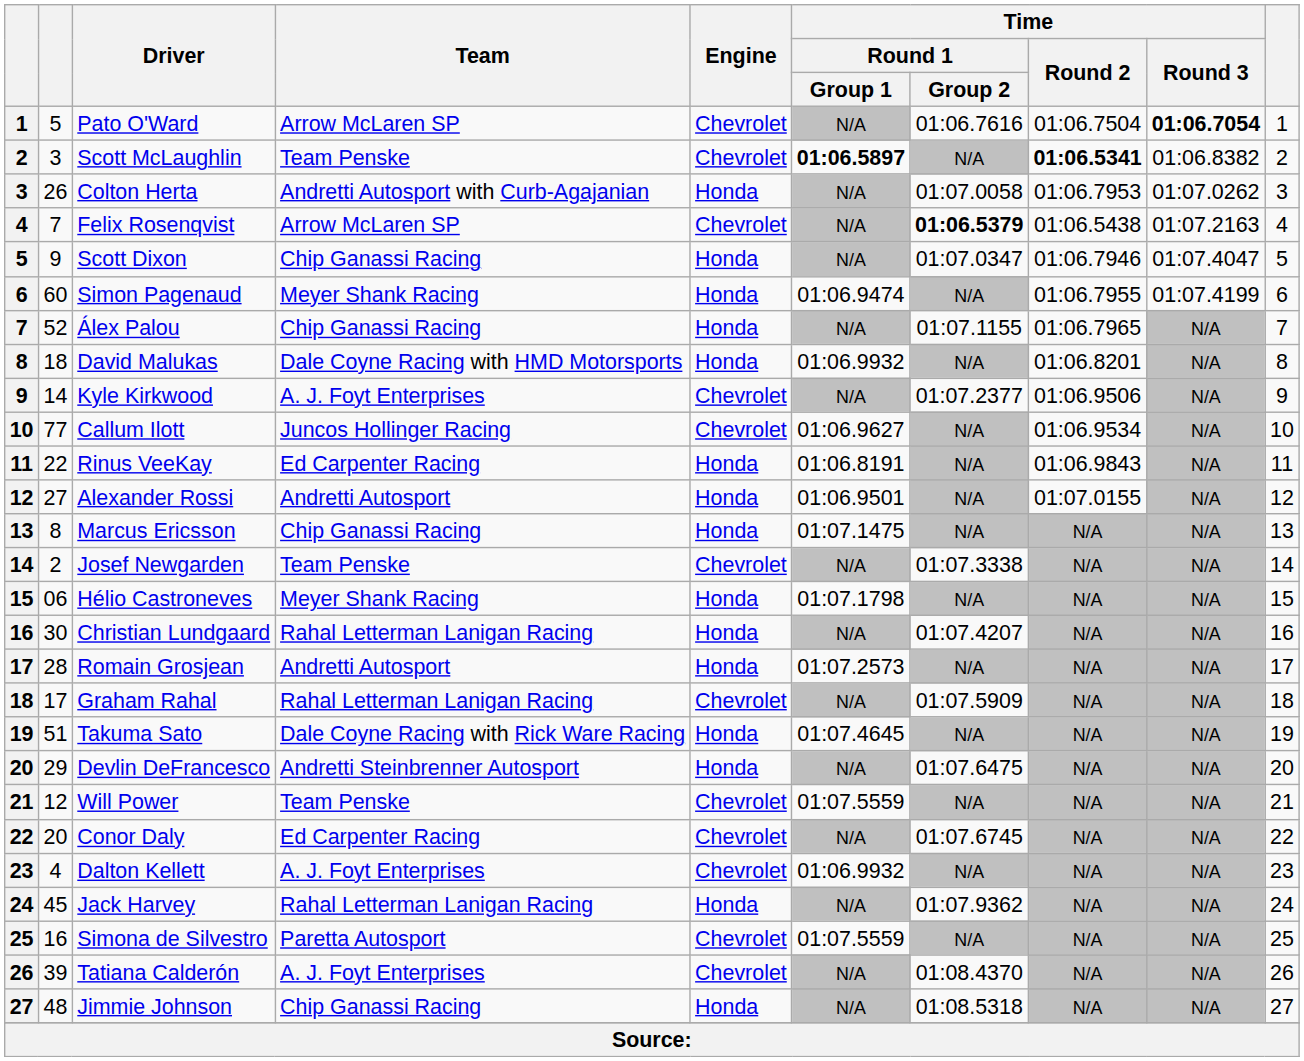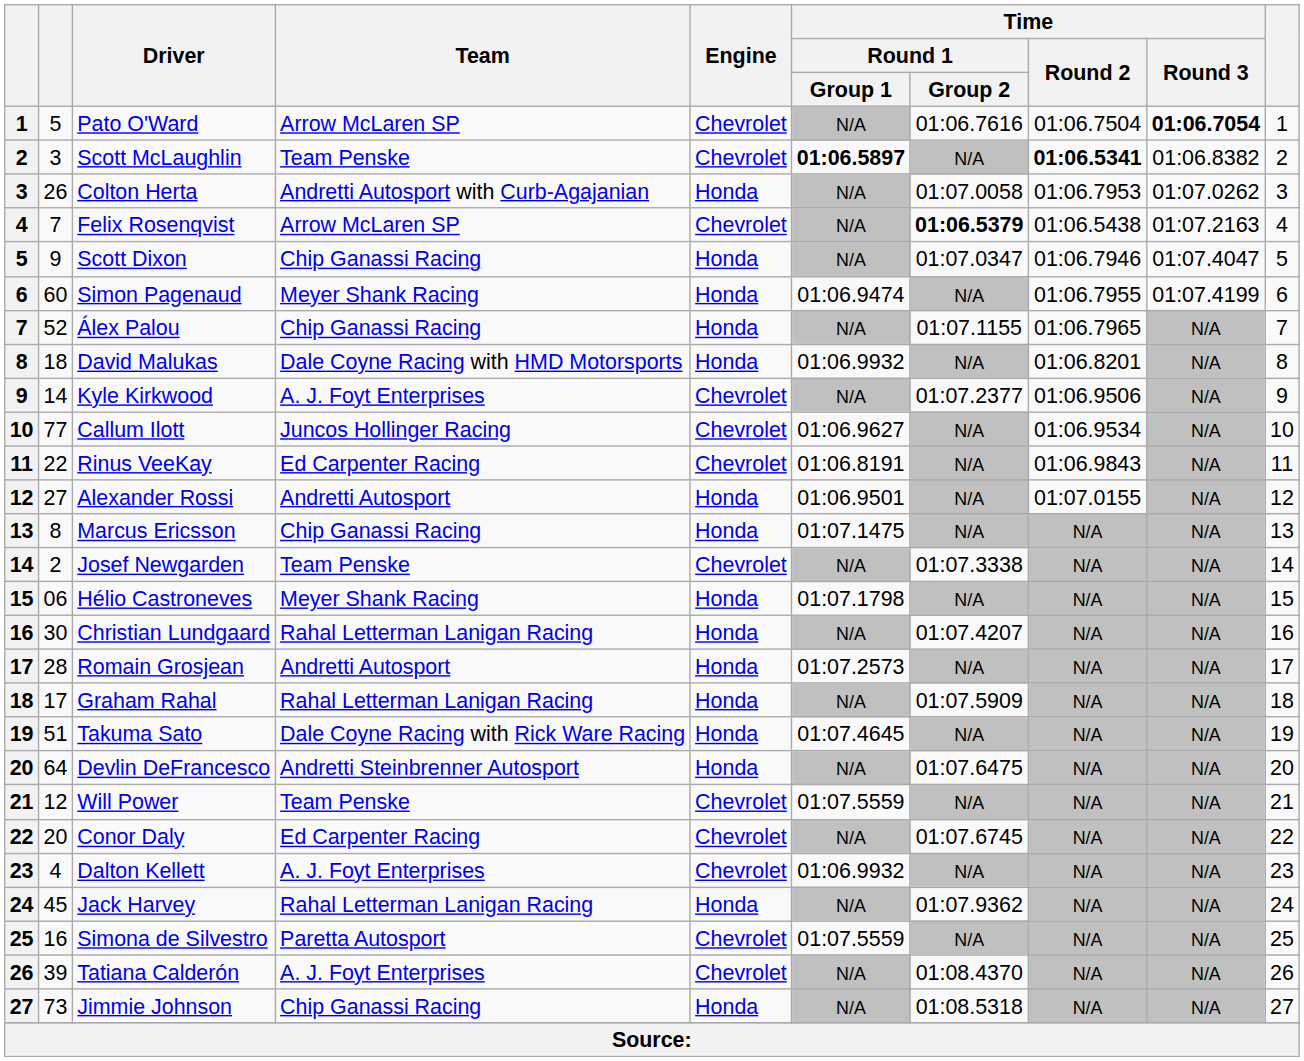(727, 463) Honda -> (741, 463) Chevrolet
(741, 700) Chevrolet -> (727, 700) Honda
(55, 768) 29 -> (55, 768) 64
(55, 1006) 48 -> (55, 1006) 73
